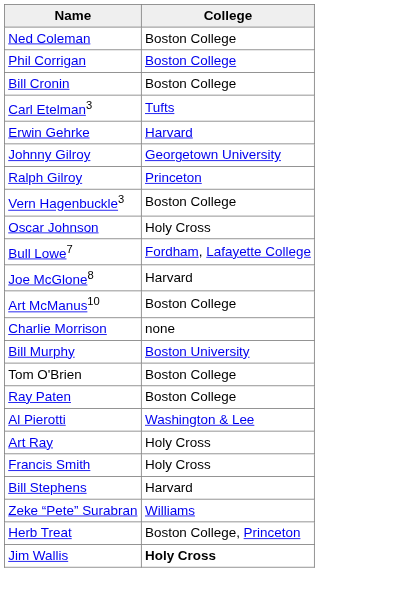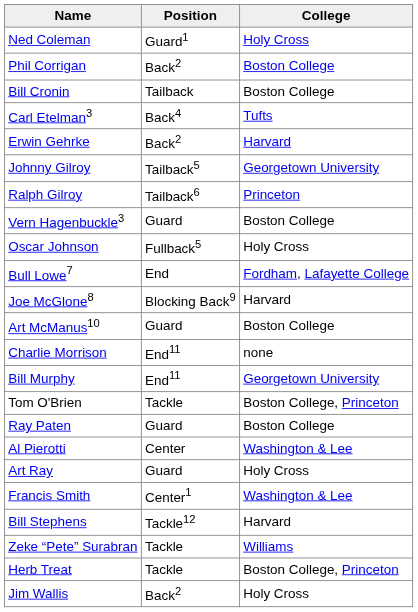+ column: (190, 15)
(191, 38) Boston College -> (276, 40) Holy Cross
(197, 351) Boston University -> (311, 378) Georgetown University
(191, 374) Boston College -> (321, 403) Boston College, Princeton
(178, 464) Holy Cross -> (298, 495) Washington & Lee
(180, 555) bold -> (276, 593) normal
